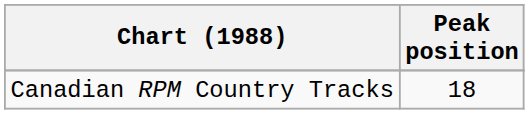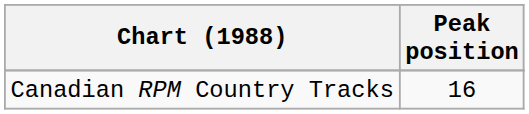(462, 90) 18 -> (462, 90) 16
